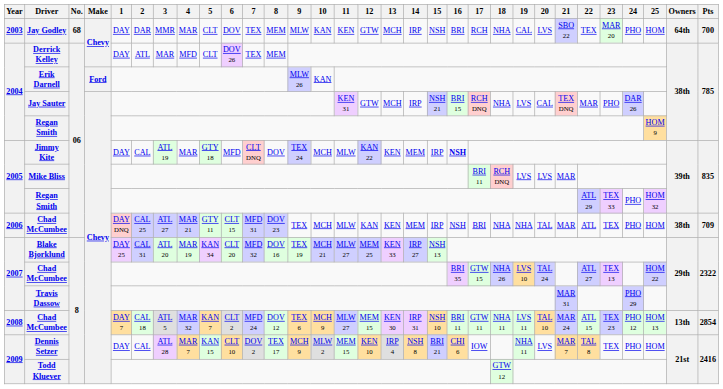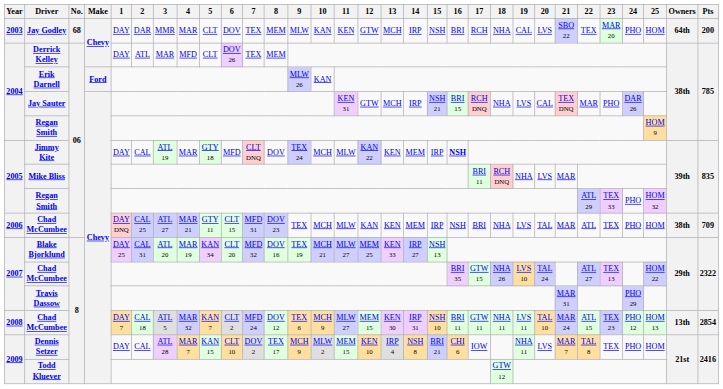(708, 30) 700 -> (708, 30) 200
(524, 176) LVS -> (524, 176) NHA
(524, 225) NHA -> (524, 225) LVS
